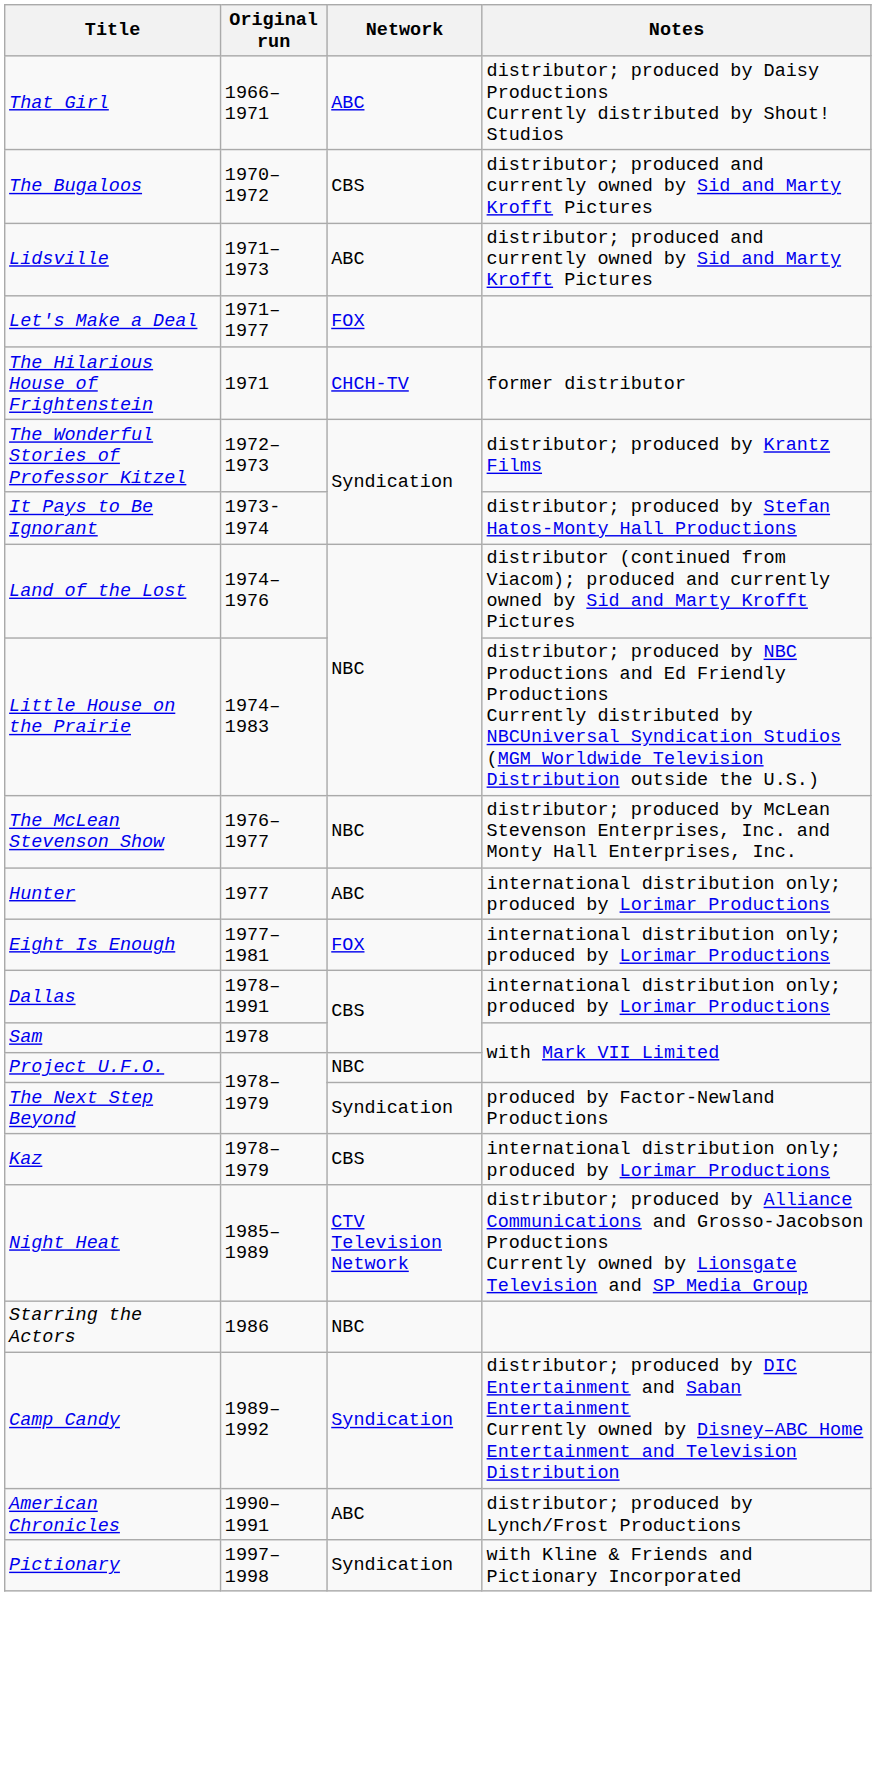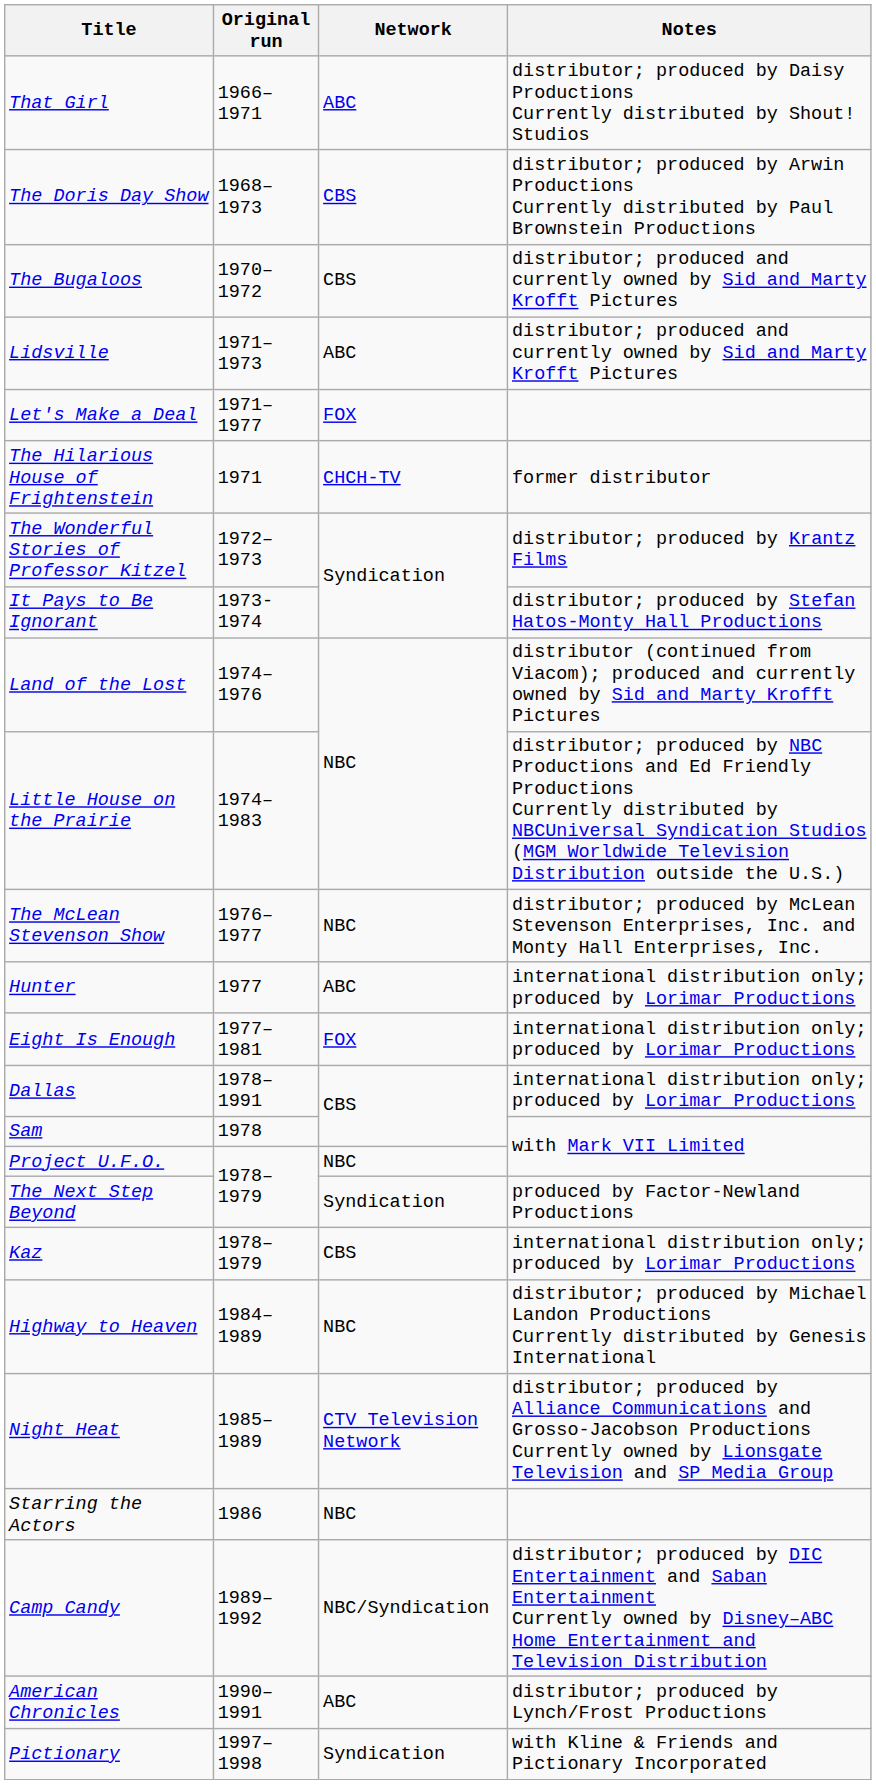+ row: (109, 197)
+ row: (103, 1326)
(392, 1420) Syndication -> (406, 1608) NBC/Syndication
